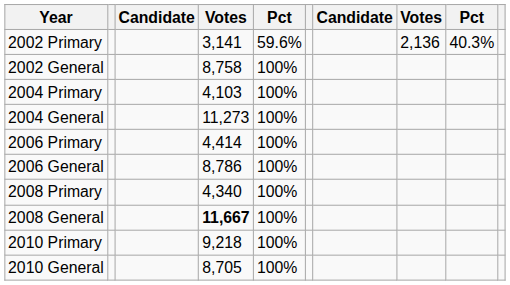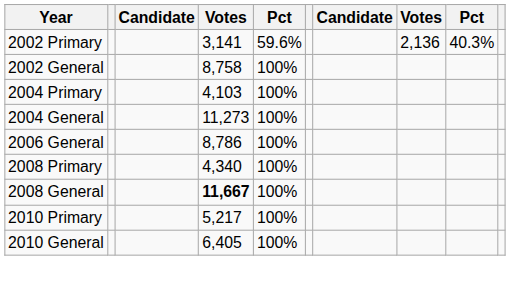- row: (55, 142)
(222, 242) 9,218 -> (222, 217) 5,217
(222, 267) 8,705 -> (222, 242) 6,405
